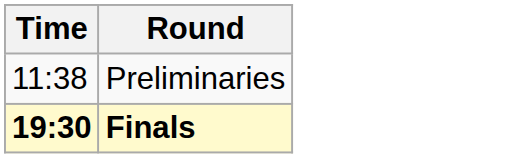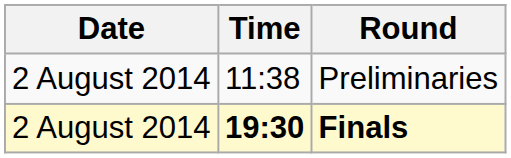+ column: (111, 29)
